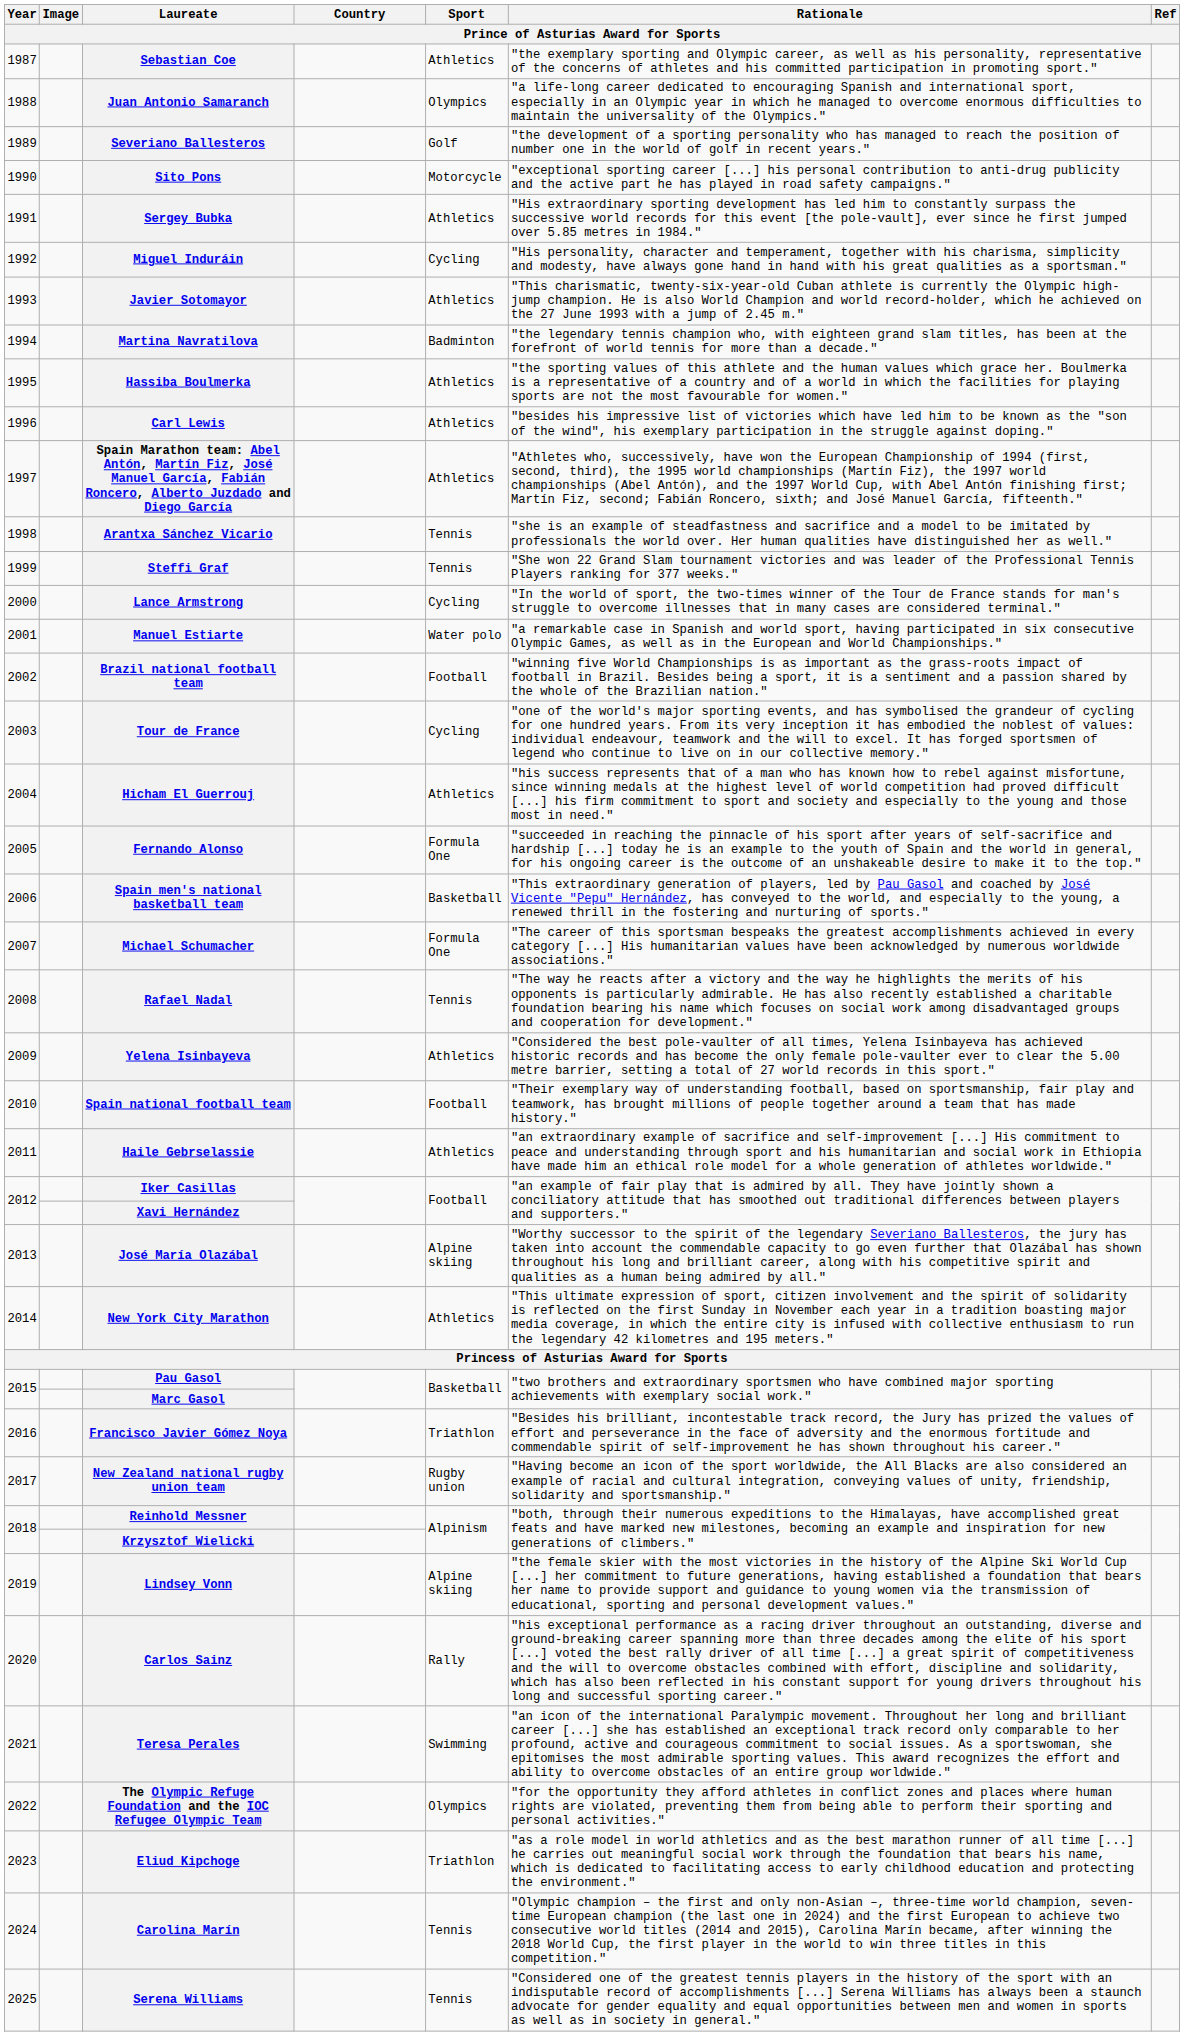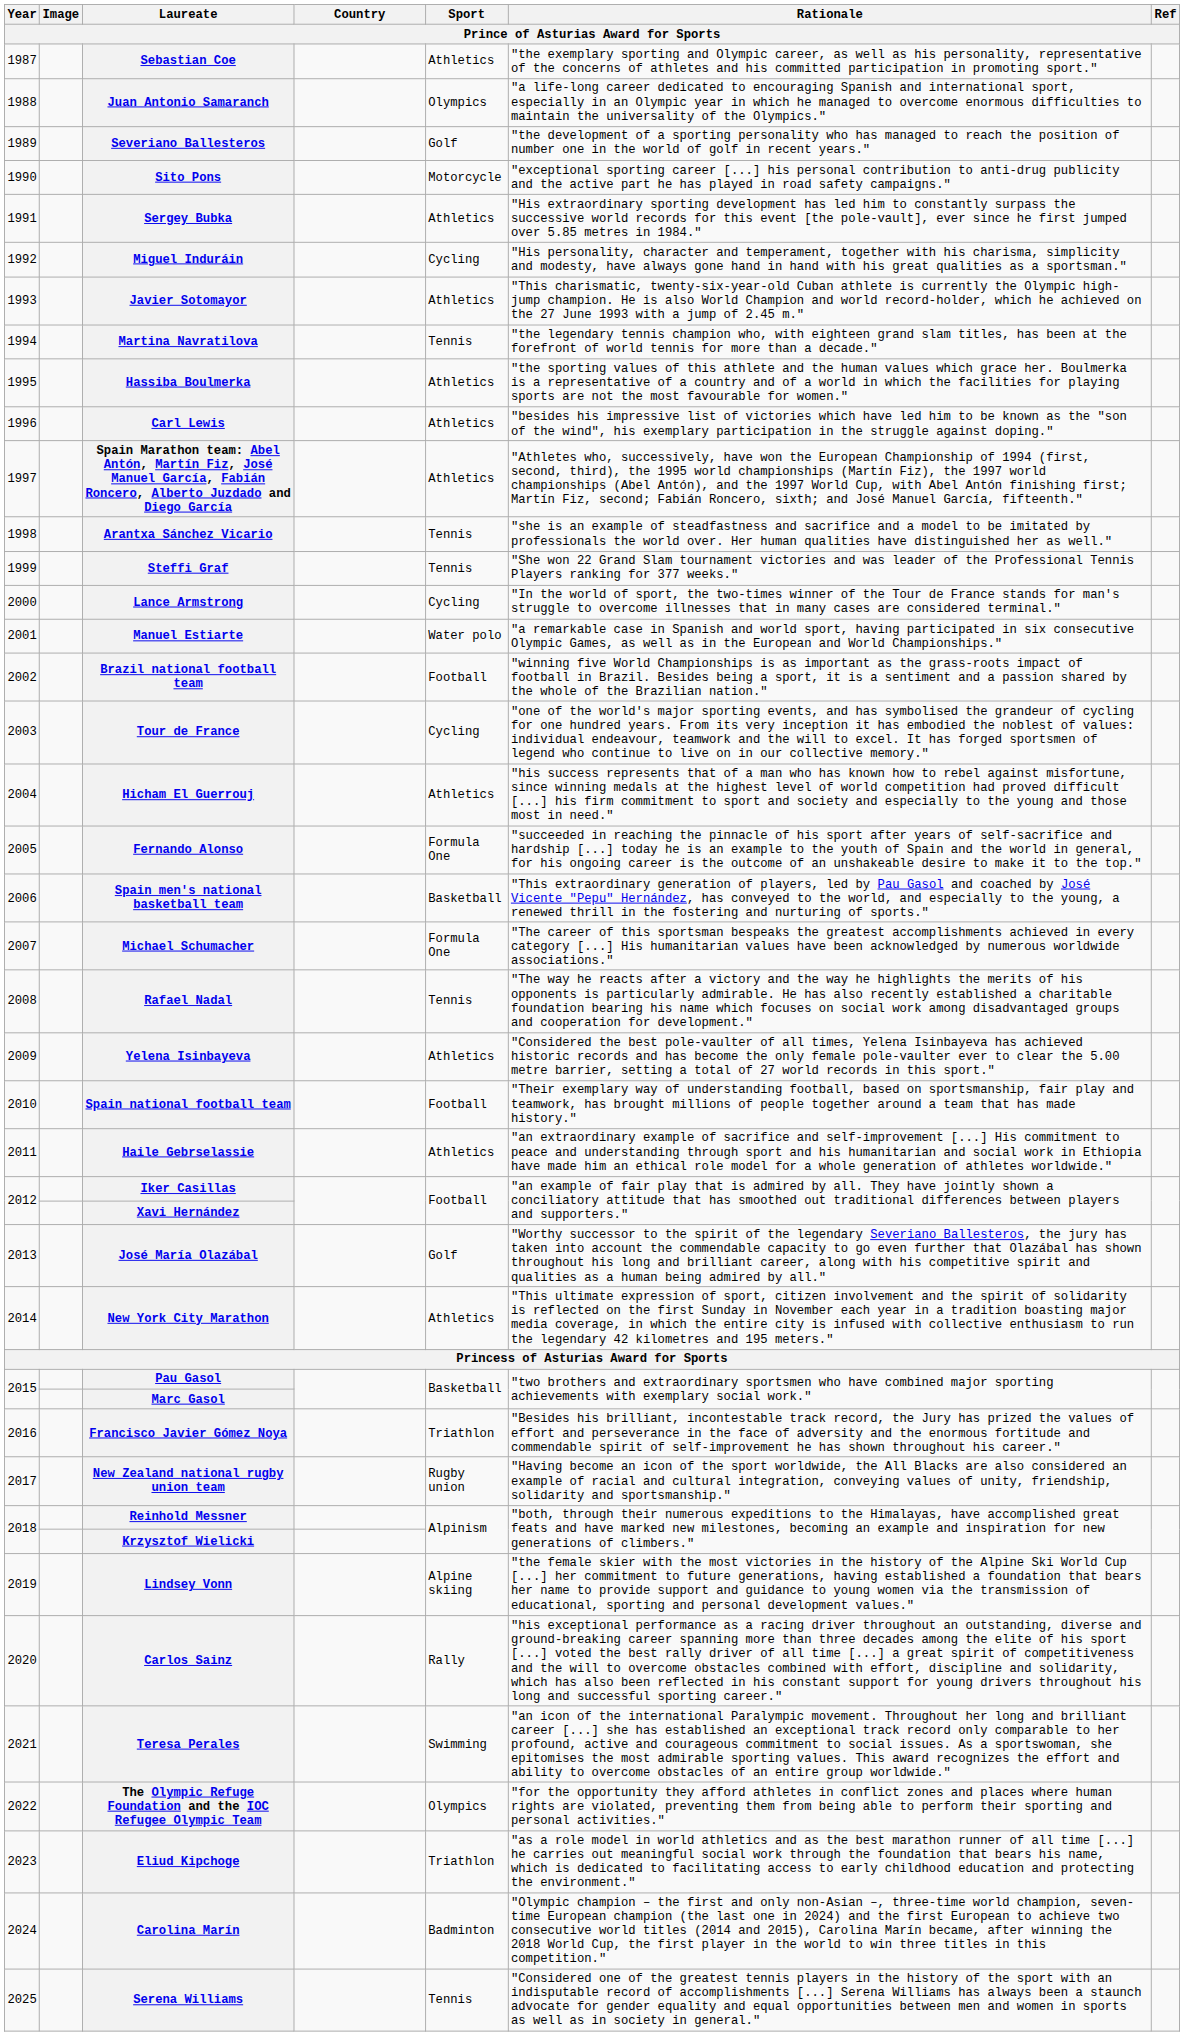(461, 342) Badminton -> (450, 342) Tennis
(450, 1256) Alpine skiing -> (443, 1256) Golf
(450, 1931) Tennis -> (461, 1931) Badminton
